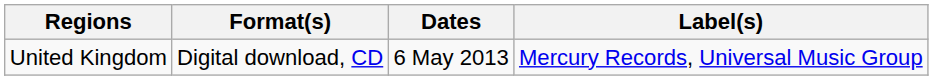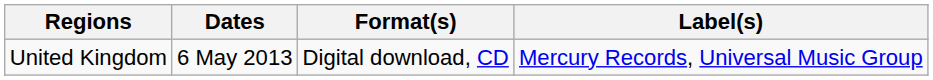columns swapped: (451, 22) <-> (280, 22)
